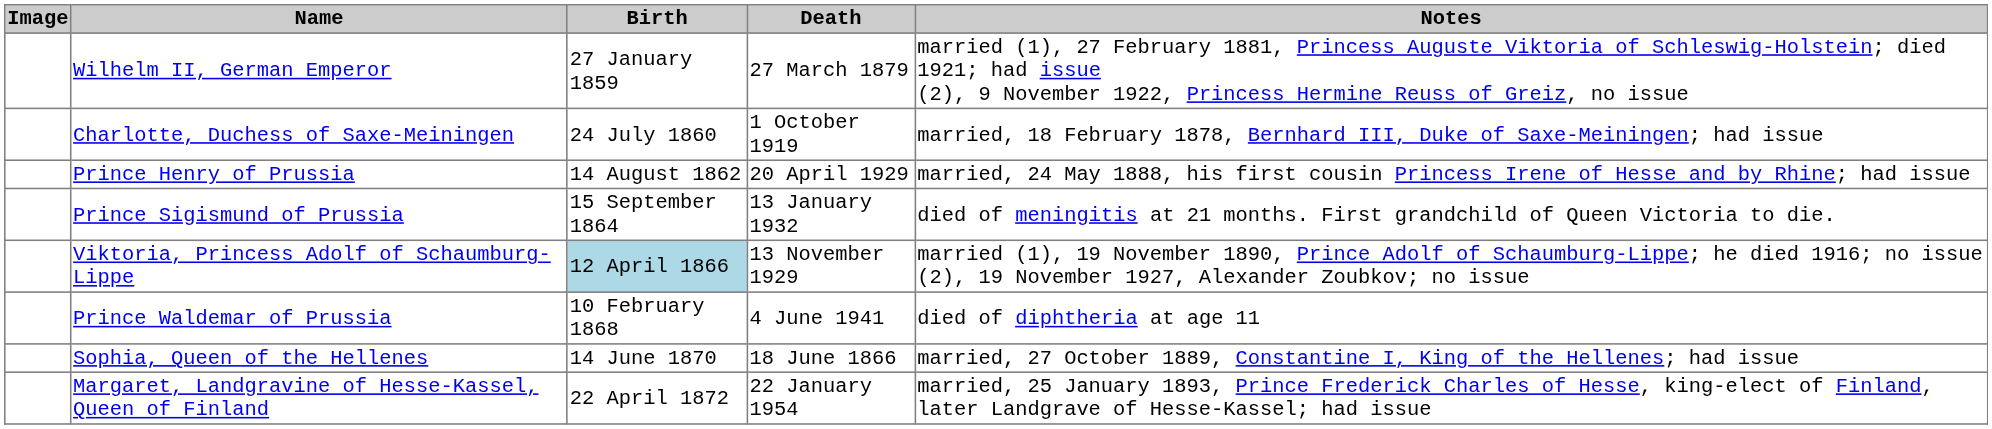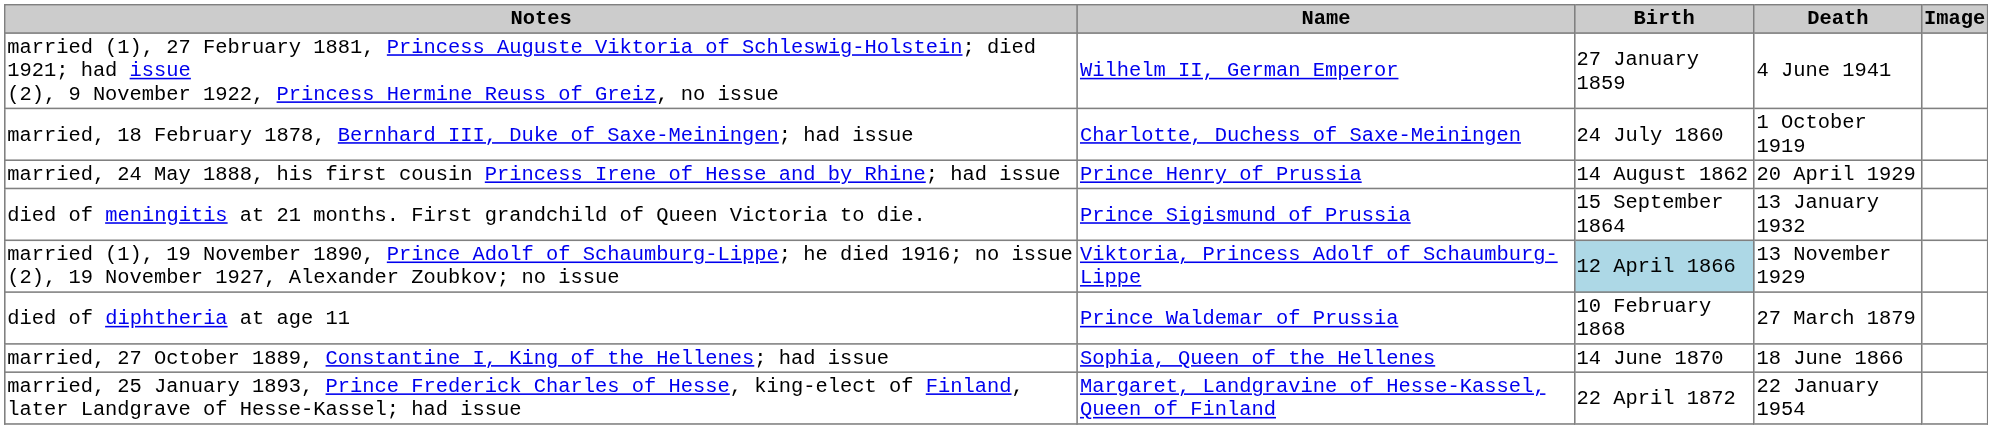columns swapped: (38, 19) <-> (1451, 19)
(829, 71) 27 March 1879 -> (1824, 71) 4 June 1941
(817, 318) 4 June 1941 -> (1836, 318) 27 March 1879
